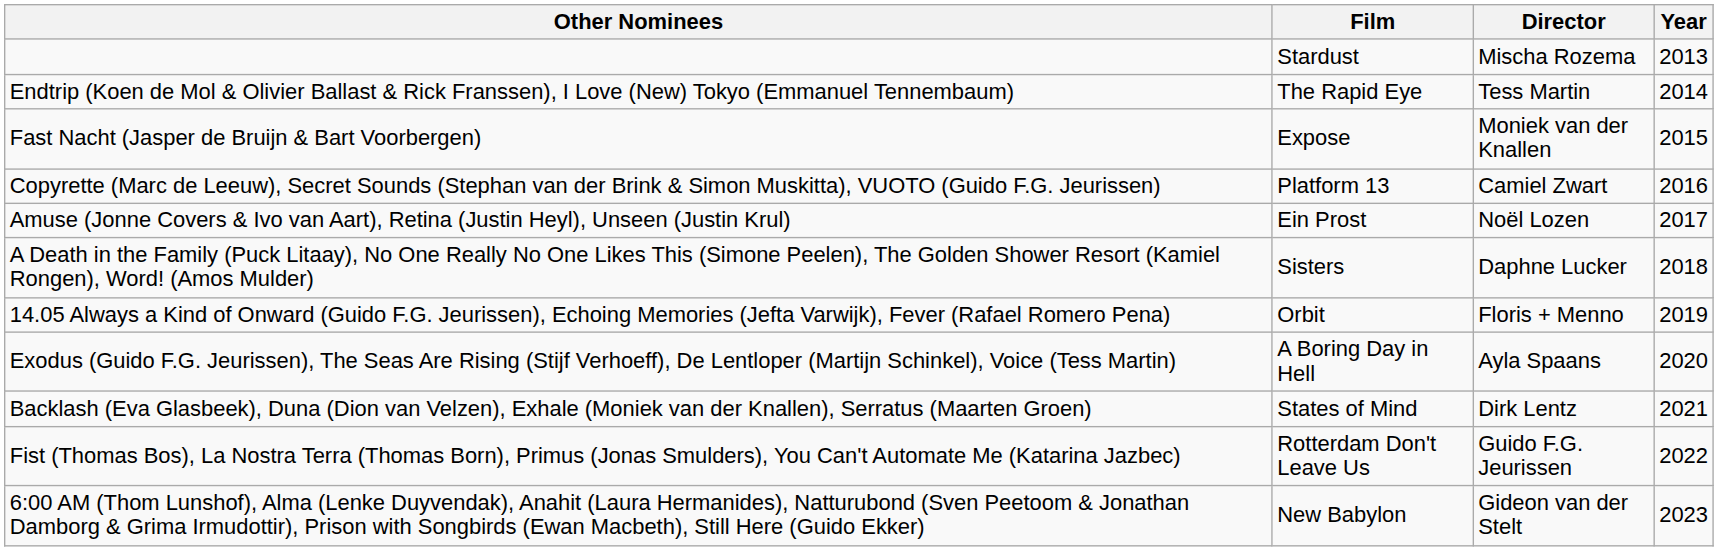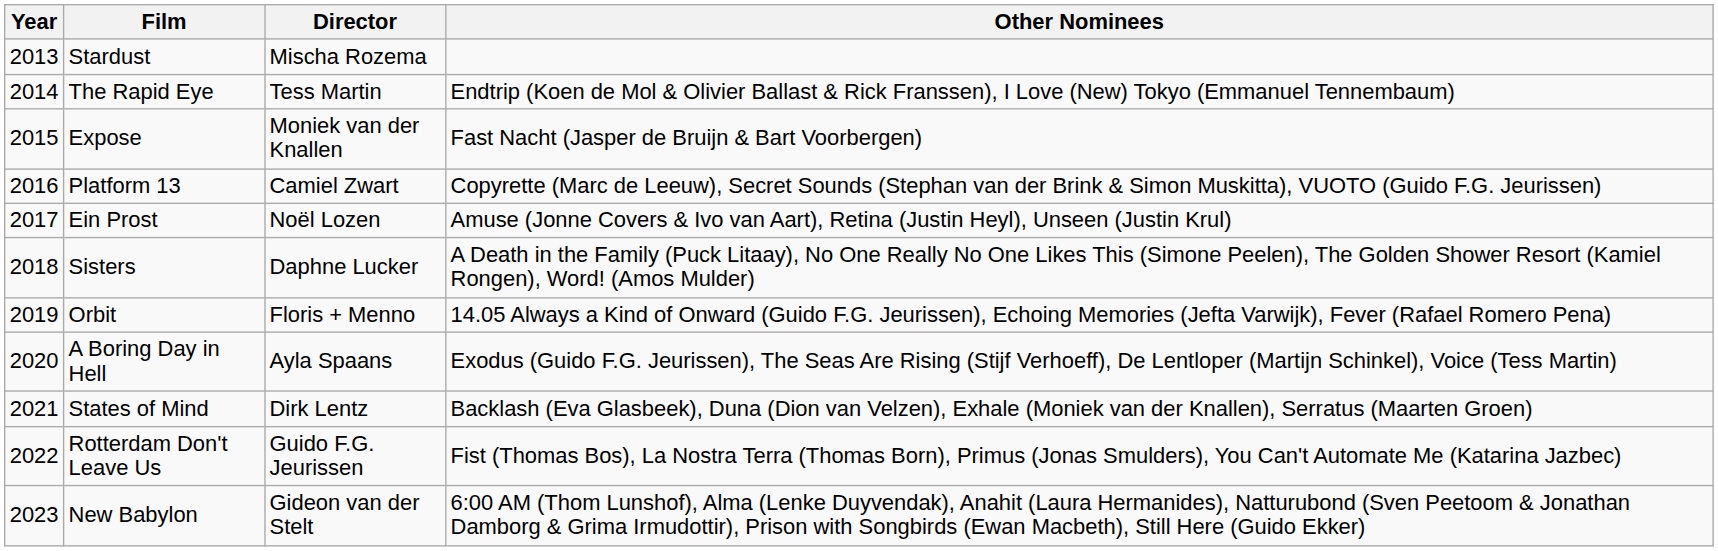columns swapped: (1684, 21) <-> (638, 21)
